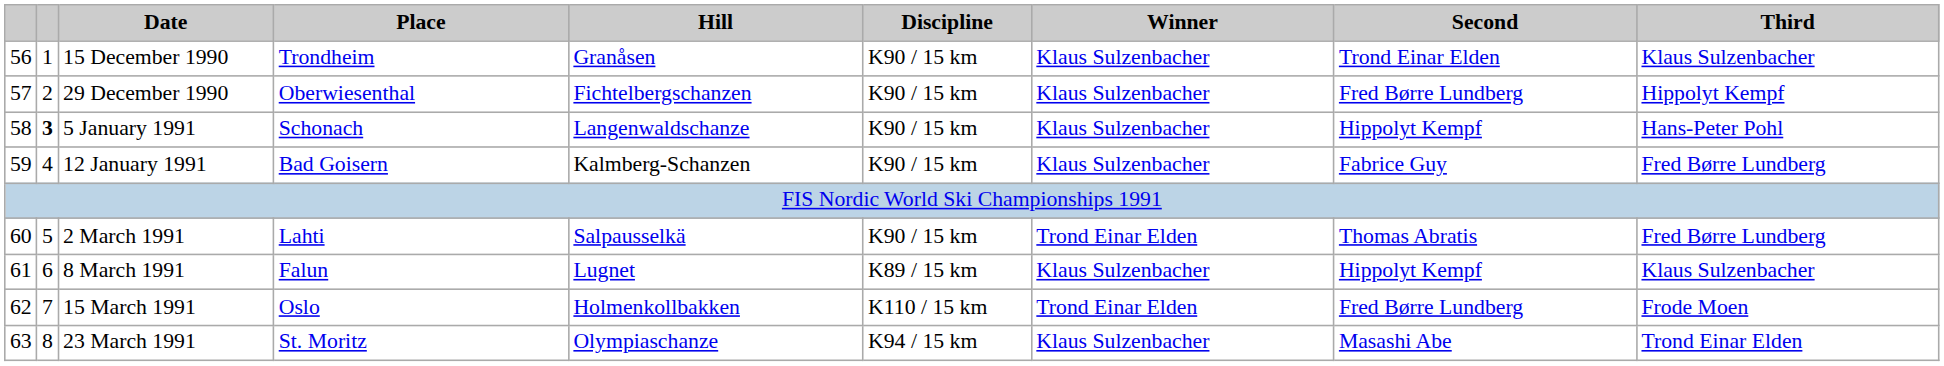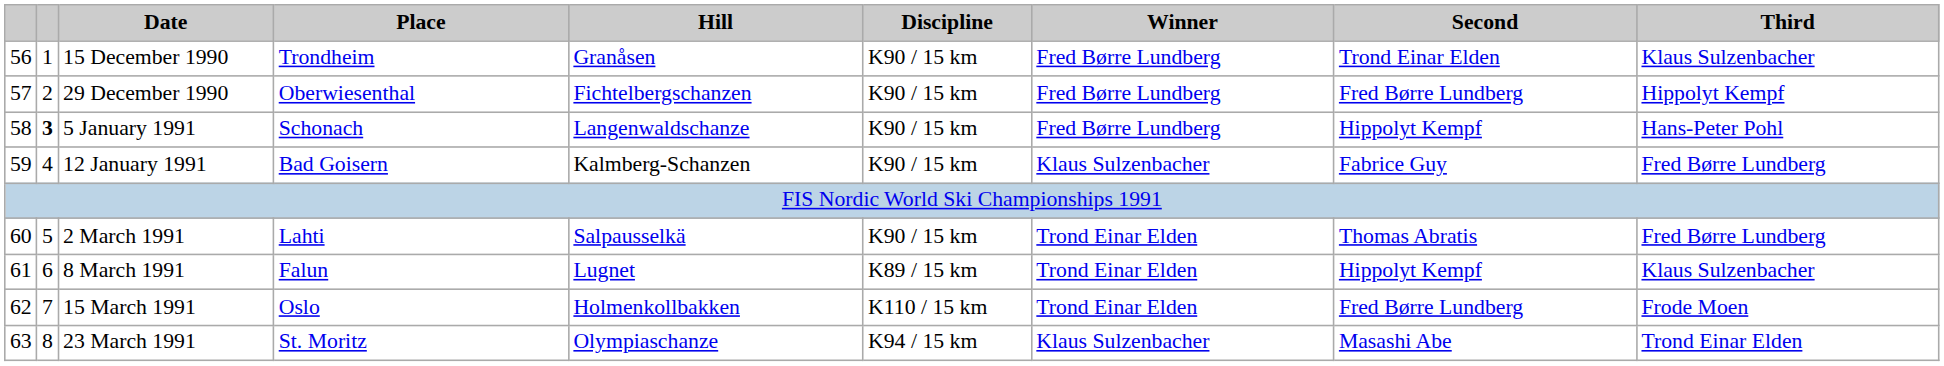(1123, 57) Klaus Sulzenbacher -> (1128, 57) Fred Børre Lundberg
(1123, 93) Klaus Sulzenbacher -> (1128, 93) Fred Børre Lundberg
(1123, 128) Klaus Sulzenbacher -> (1128, 128) Fred Børre Lundberg
(1123, 270) Klaus Sulzenbacher -> (1117, 270) Trond Einar Elden
